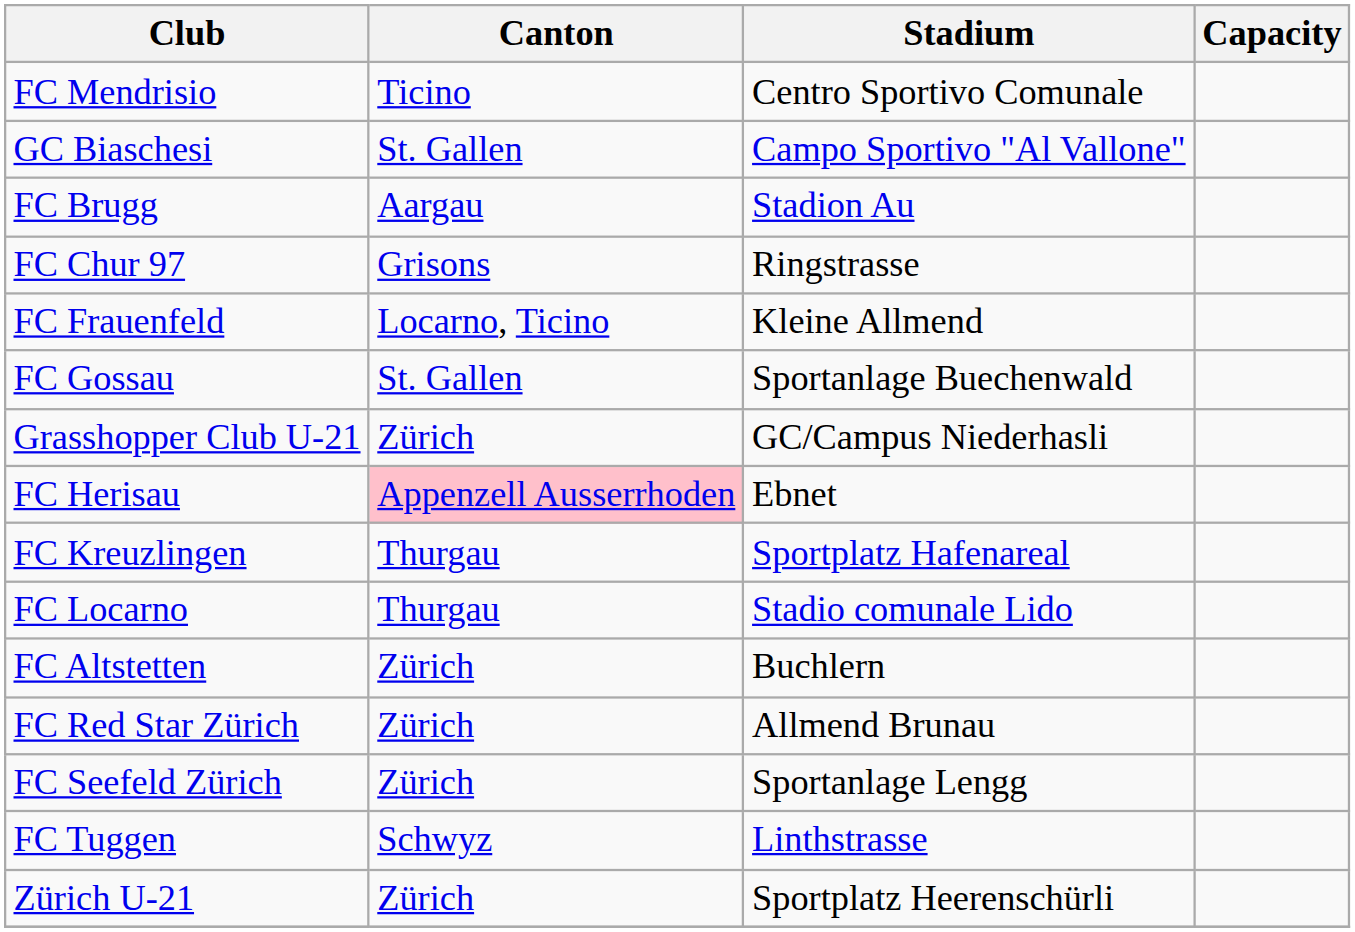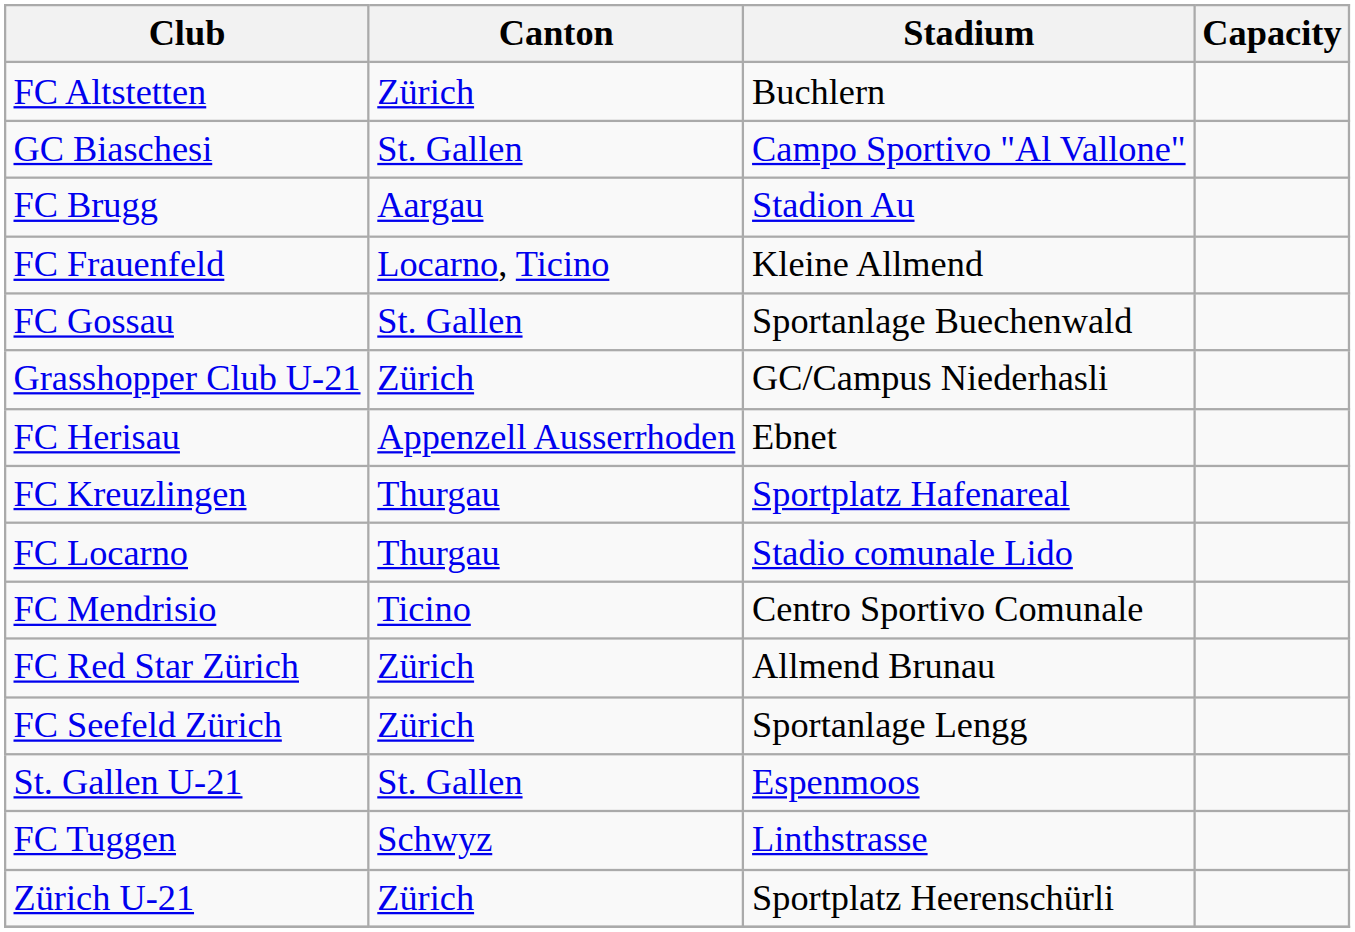rows swapped: (110, 666) <-> (115, 90)
- row: (99, 263)
(556, 494) pink background -> (556, 436) no background
+ row: (128, 782)
